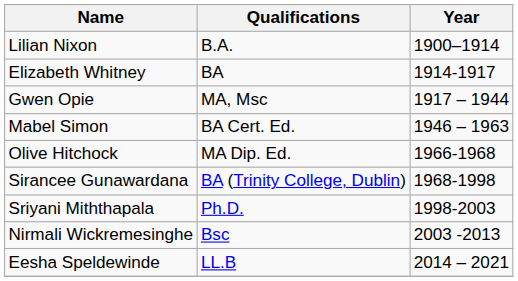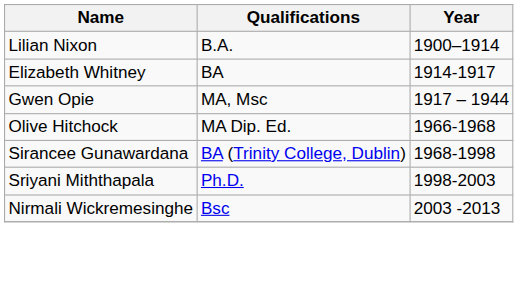- row: (58, 126)
- row: (84, 262)
